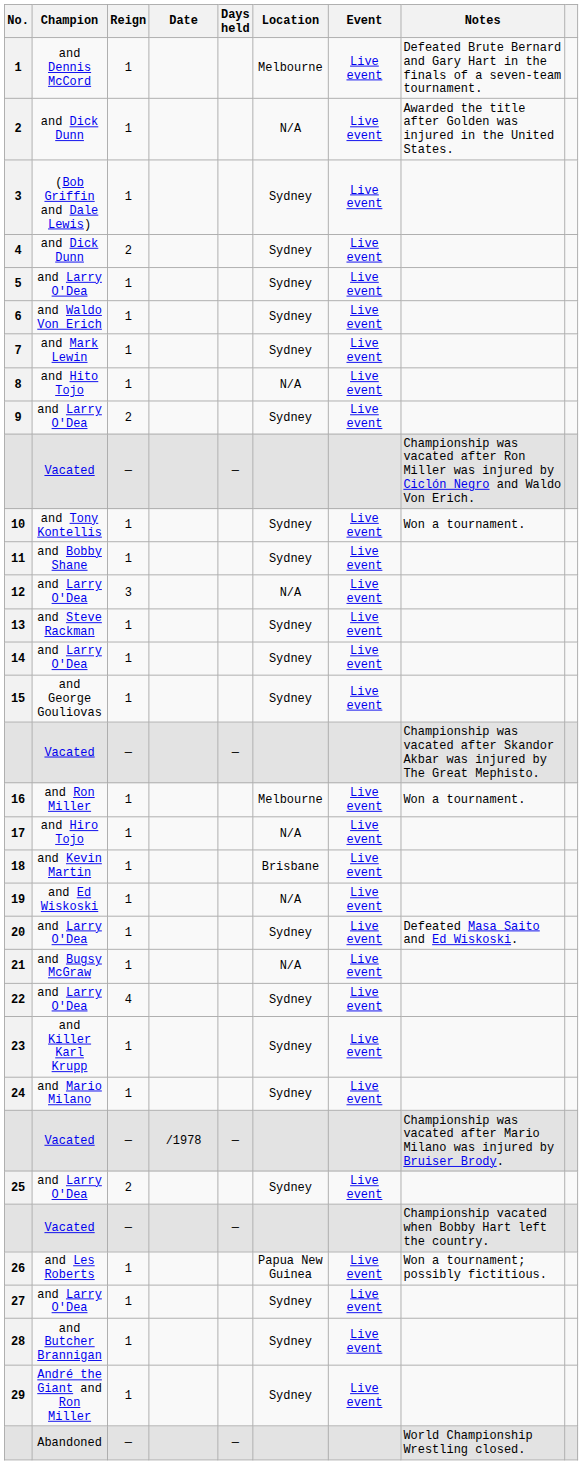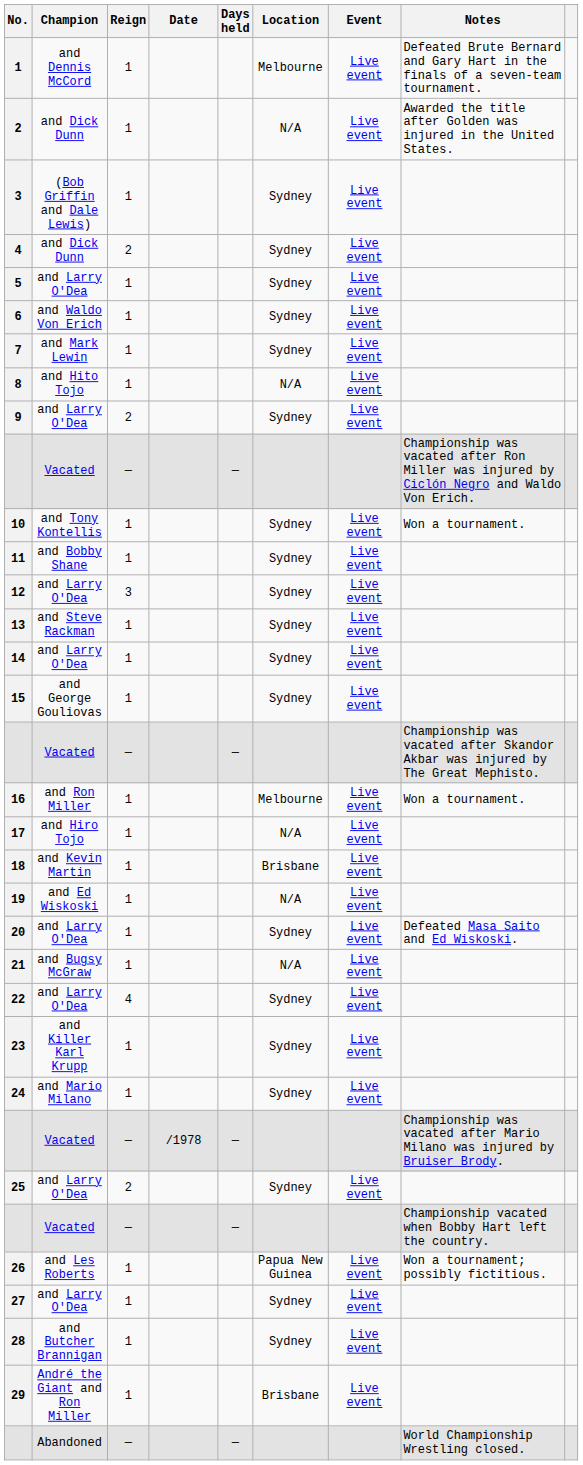(290, 592) N/A -> (290, 592) Sydney
(290, 1396) Sydney -> (290, 1396) Brisbane
